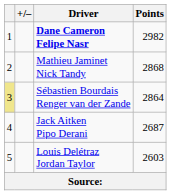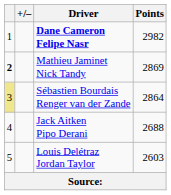(9, 67) normal -> (9, 67) bold
(153, 67) 2868 -> (153, 67) 2869
(153, 127) 2687 -> (153, 127) 2688
